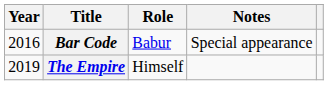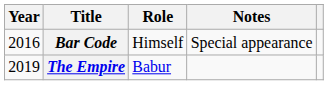(152, 42) Babur -> (158, 42) Himself
(158, 67) Himself -> (152, 67) Babur
